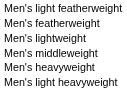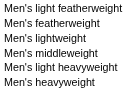rows swapped: (61, 82) <-> (49, 68)
